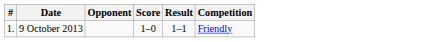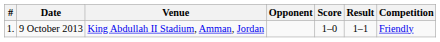+ column: (176, 12)
